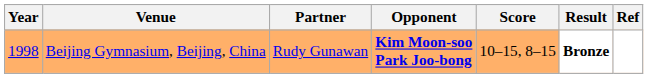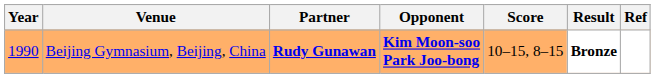(23, 51) 1998 -> (23, 51) 1990
(321, 51) normal -> (324, 51) bold
